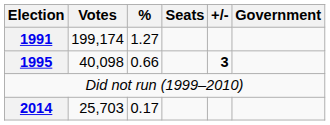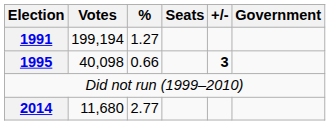(97, 39) 199,174 -> (97, 39) 199,194
(102, 108) 25,703 -> (102, 108) 11,680
(145, 108) 0.17 -> (145, 108) 2.77
